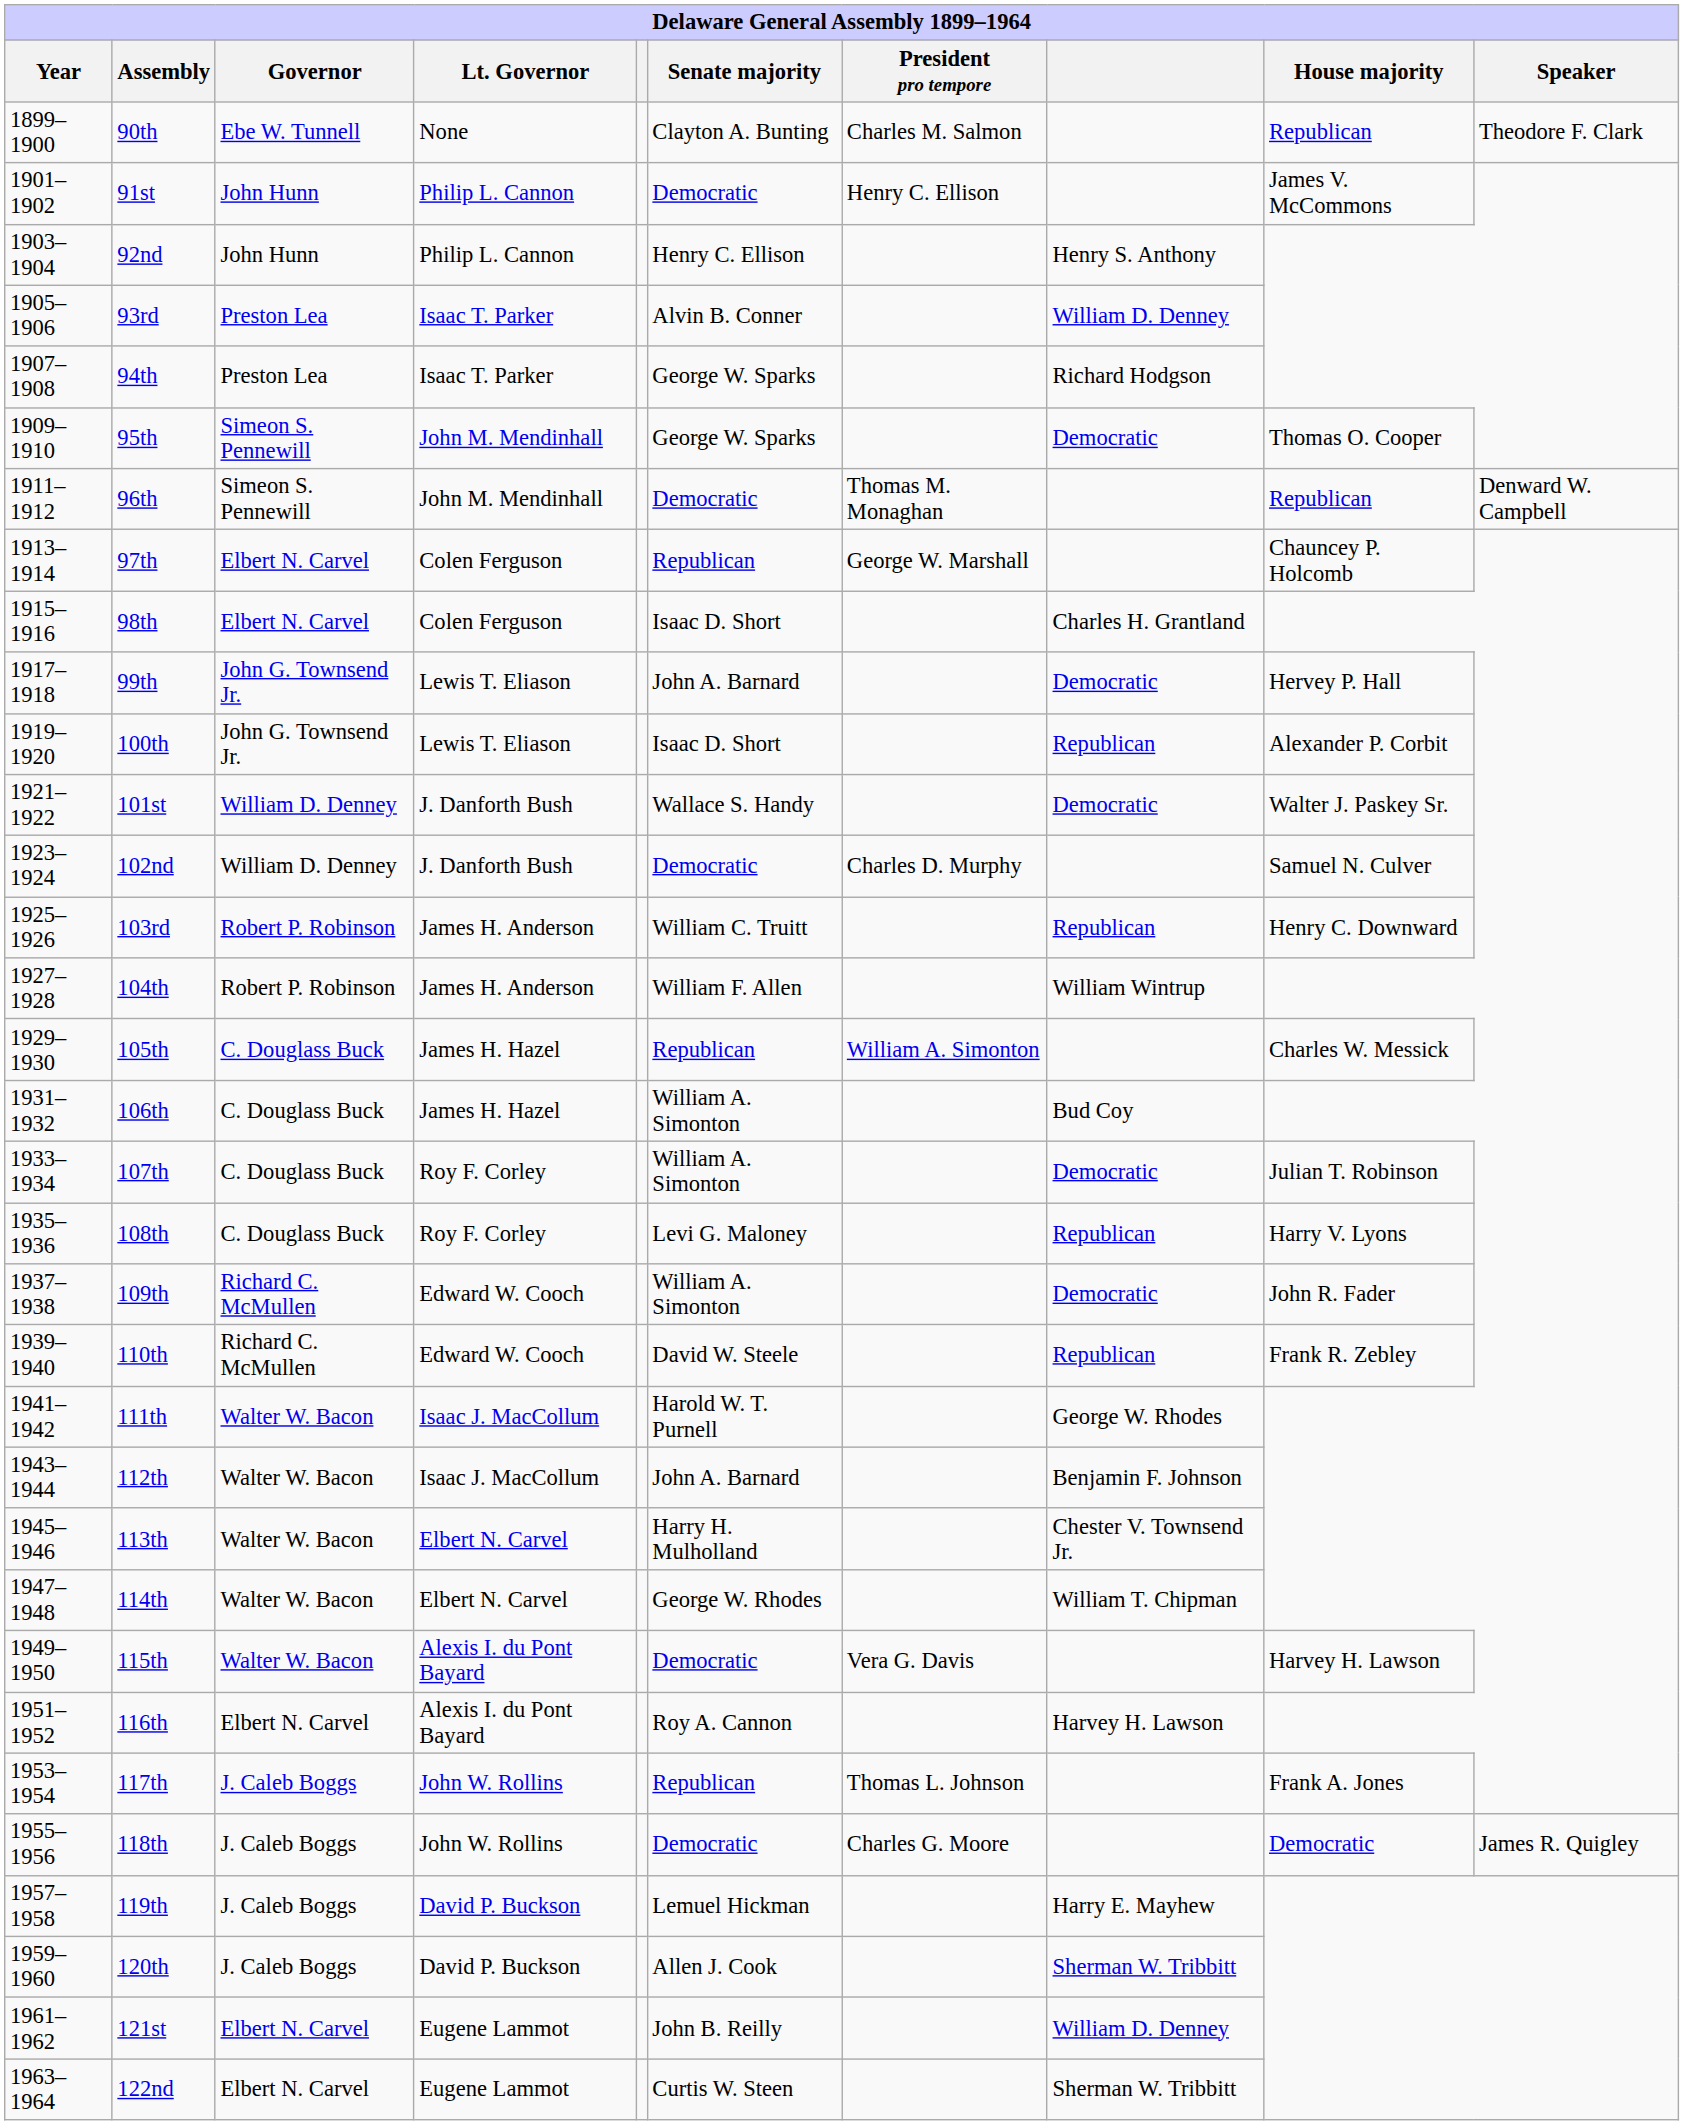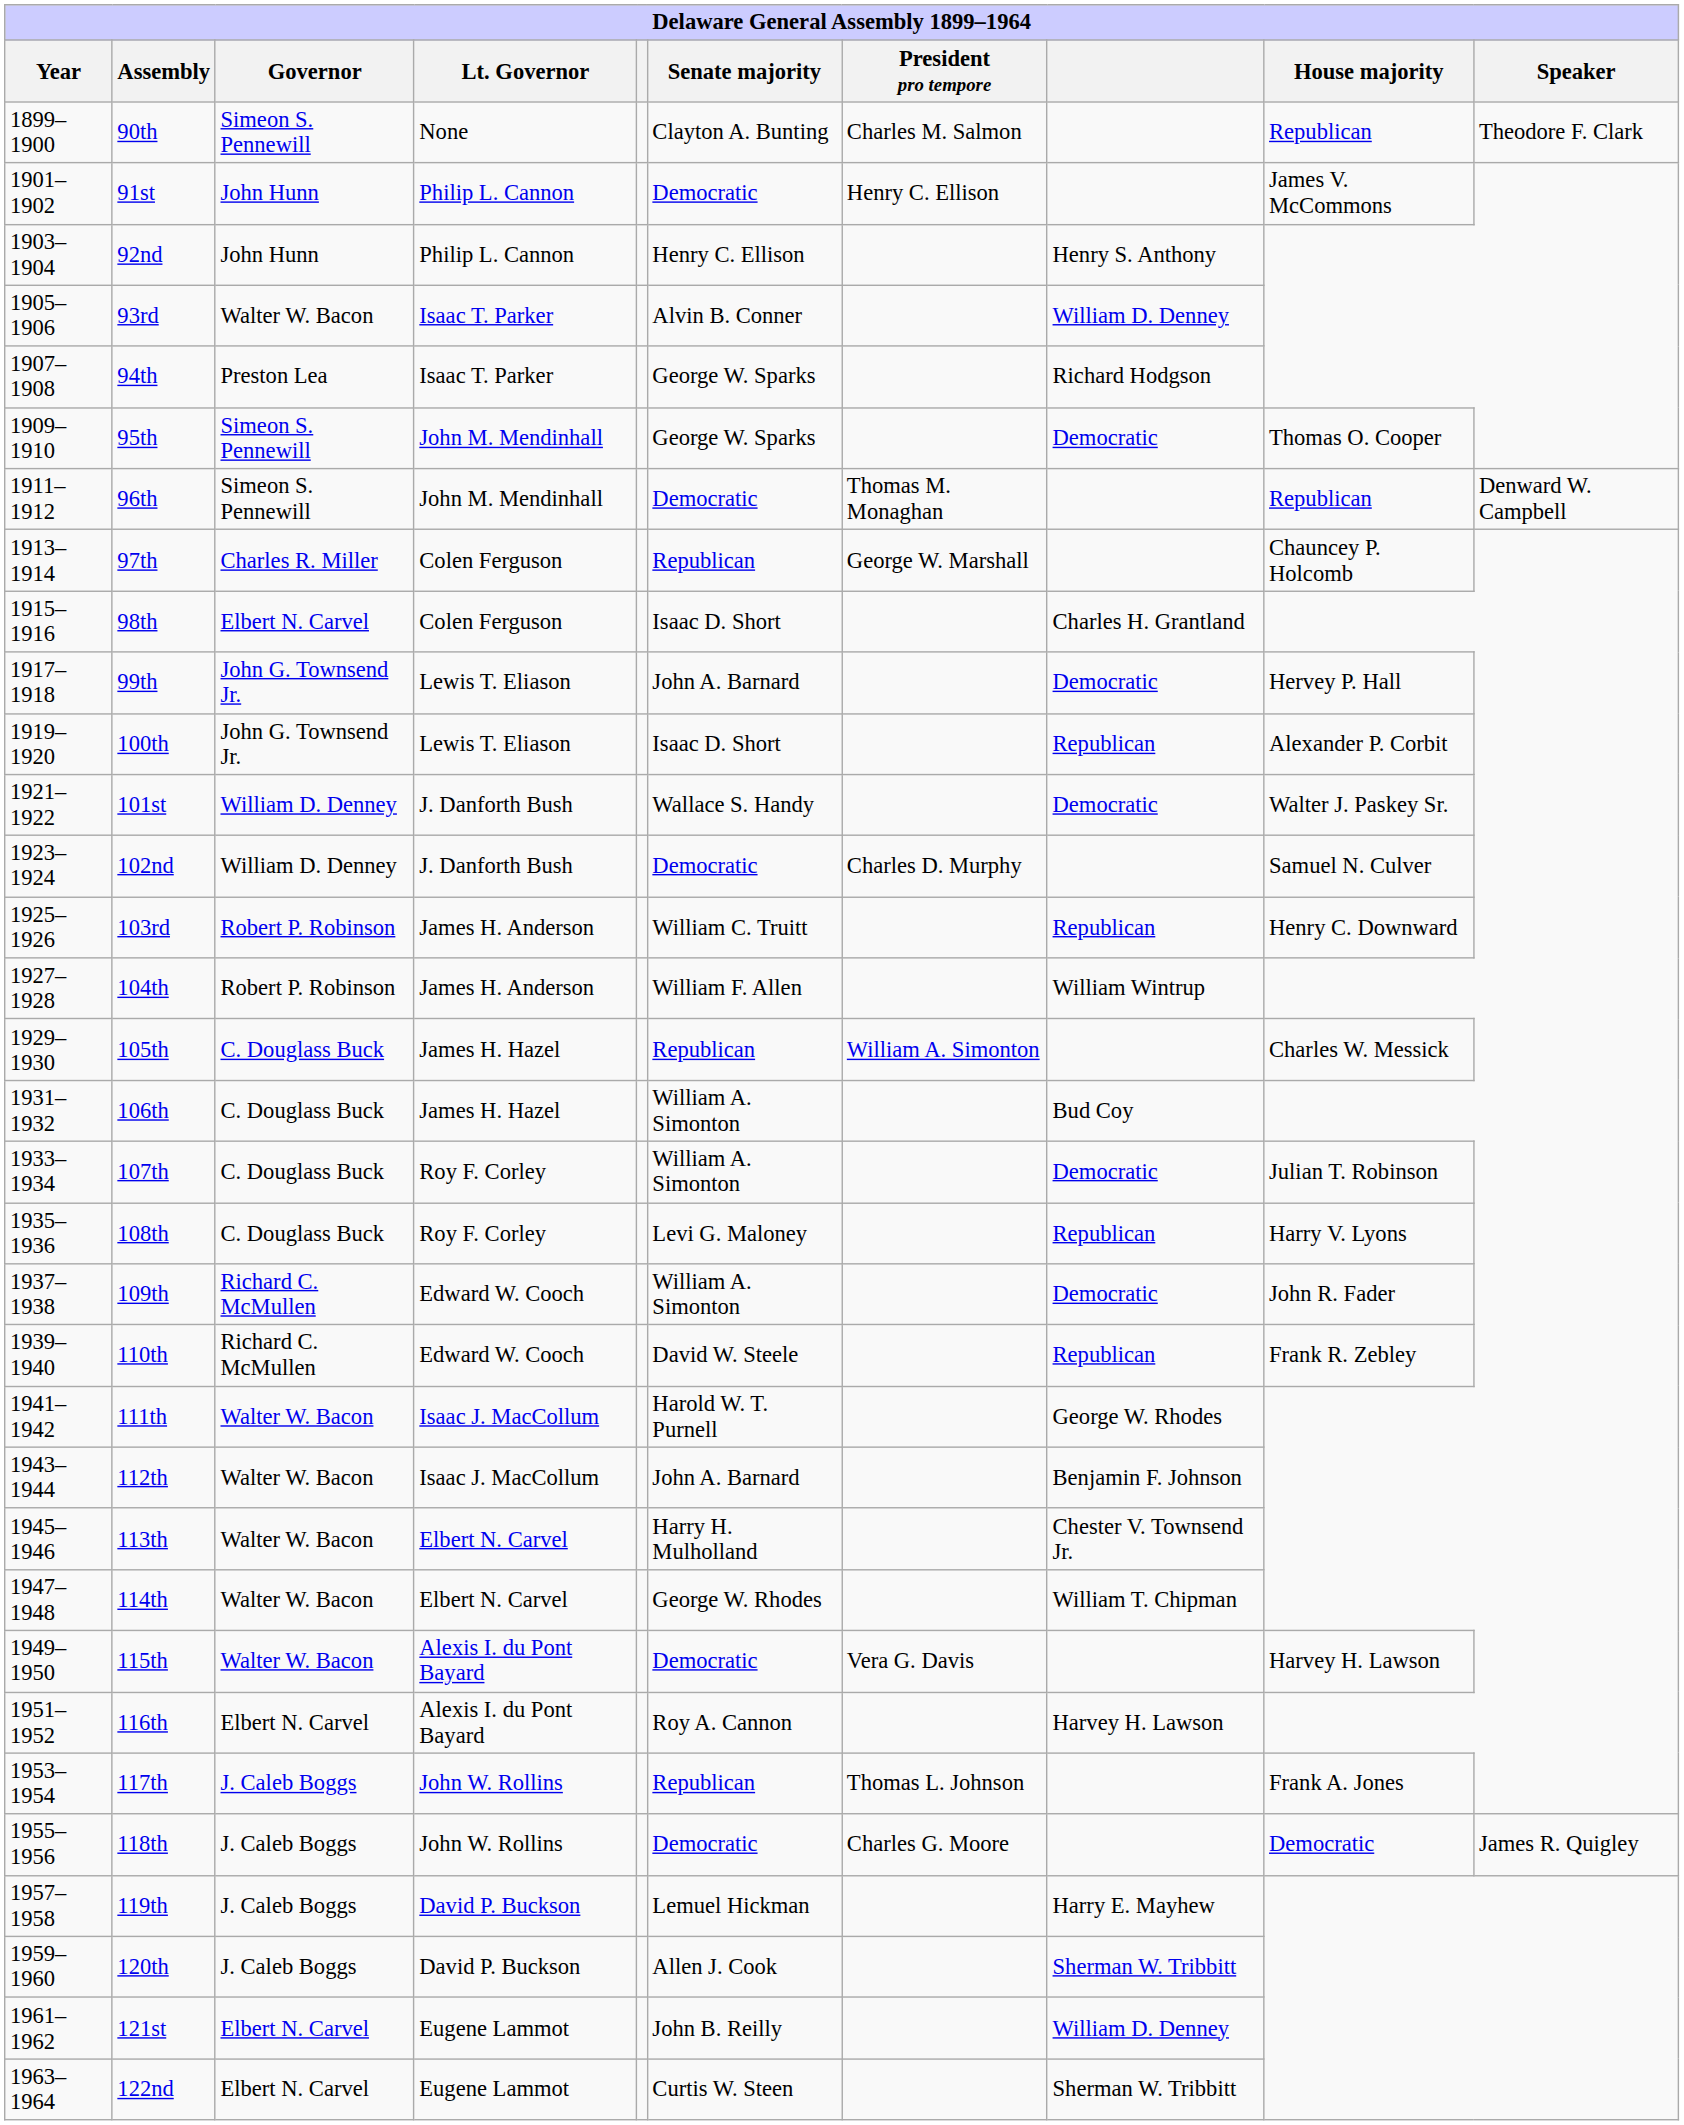(290, 132) Ebe W. Tunnell -> (267, 132) Simeon S. Pennewill
(274, 315) Preston Lea -> (297, 315) Walter W. Bacon
(295, 560) Elbert N. Carvel -> (299, 560) Charles R. Miller
